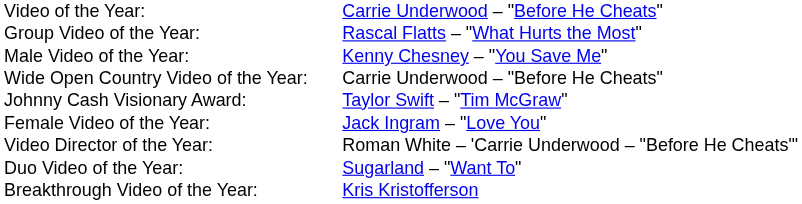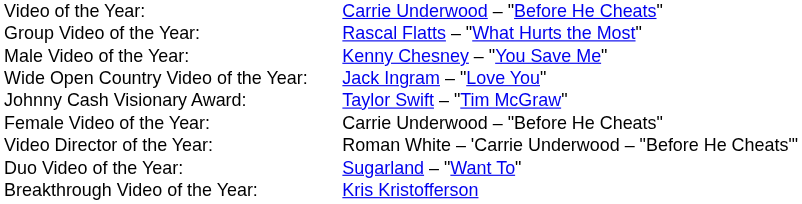(503, 78) Carrie Underwood – "Before He Cheats" -> (444, 78) Jack Ingram – "Love You"
(444, 123) Jack Ingram – "Love You" -> (503, 123) Carrie Underwood – "Before He Cheats"
